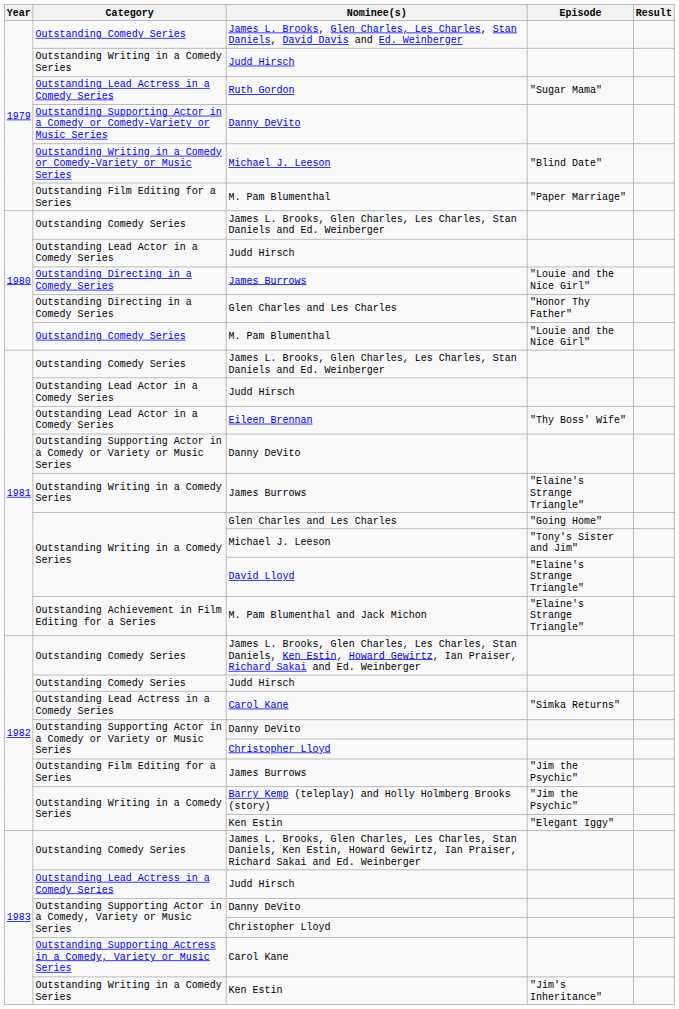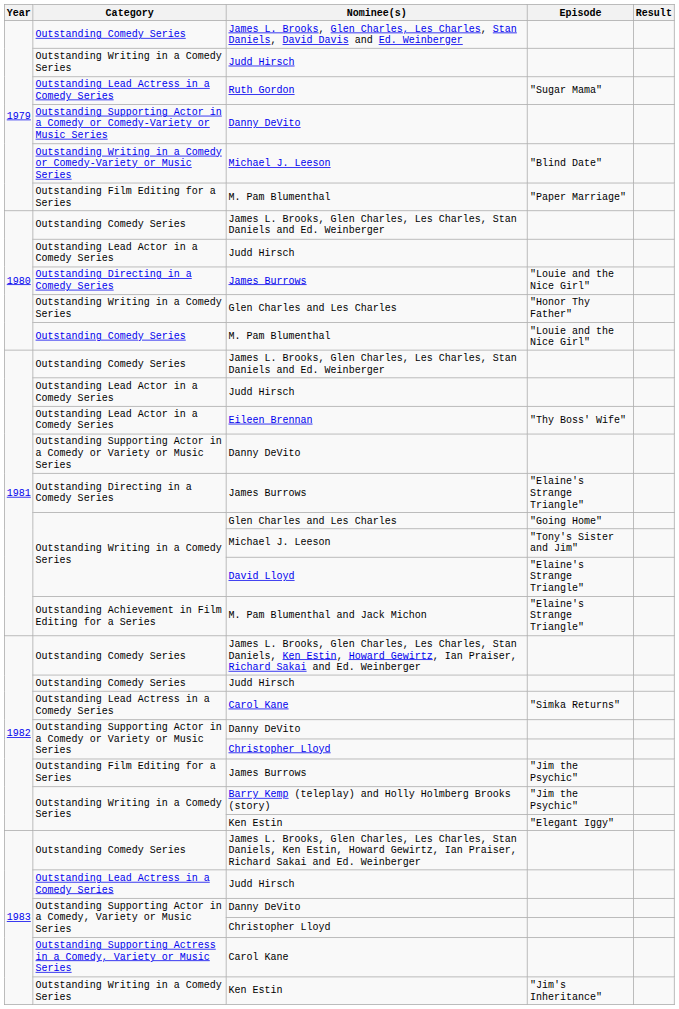(114, 309) Outstanding Directing in a Comedy Series -> (129, 309) Outstanding Writing in a Comedy Series
(129, 493) Outstanding Writing in a Comedy Series -> (114, 493) Outstanding Directing in a Comedy Series
